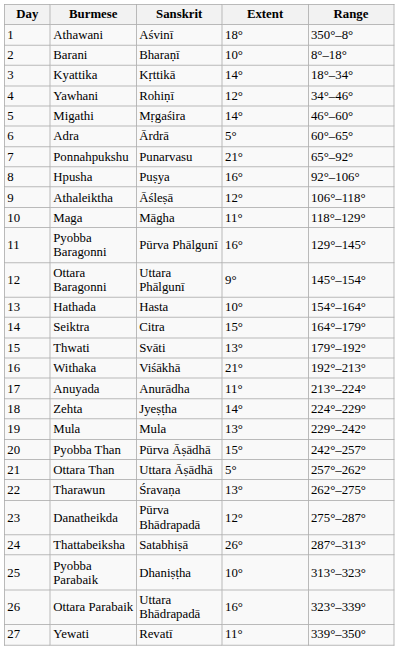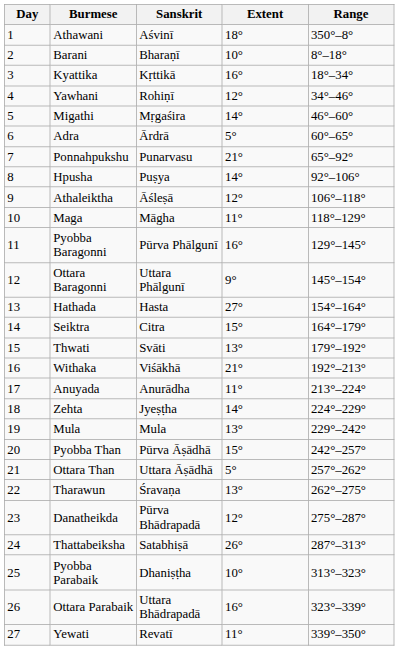(234, 75) 14° -> (234, 75) 16°
(234, 177) 16° -> (234, 177) 14°
(234, 307) 10° -> (234, 307) 27°
